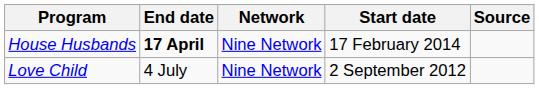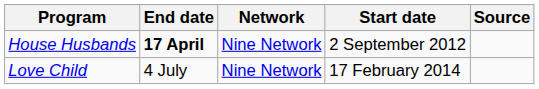(395, 44) 17 February 2014 -> (398, 44) 2 September 2012
(398, 70) 2 September 2012 -> (395, 70) 17 February 2014
